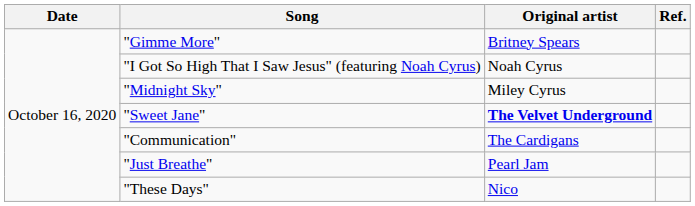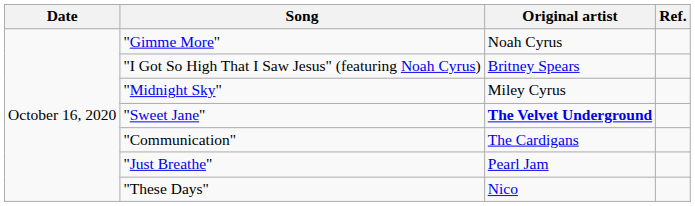(534, 41) Britney Spears -> (525, 41) Noah Cyrus
(525, 66) Noah Cyrus -> (534, 66) Britney Spears
